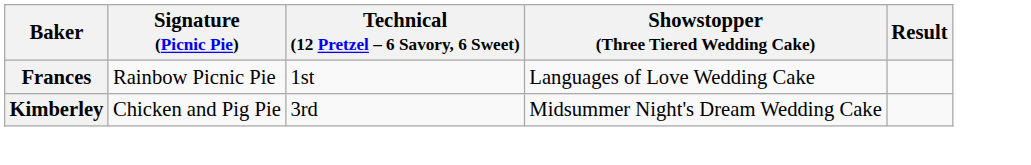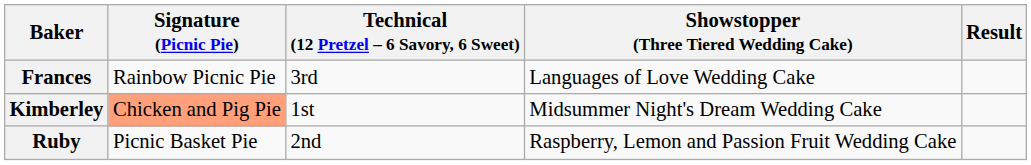(302, 76) 1st -> (304, 76) 3rd
(197, 109) no background -> (197, 109) lightsalmon background
(304, 109) 3rd -> (302, 109) 1st
+ row: (56, 142)
